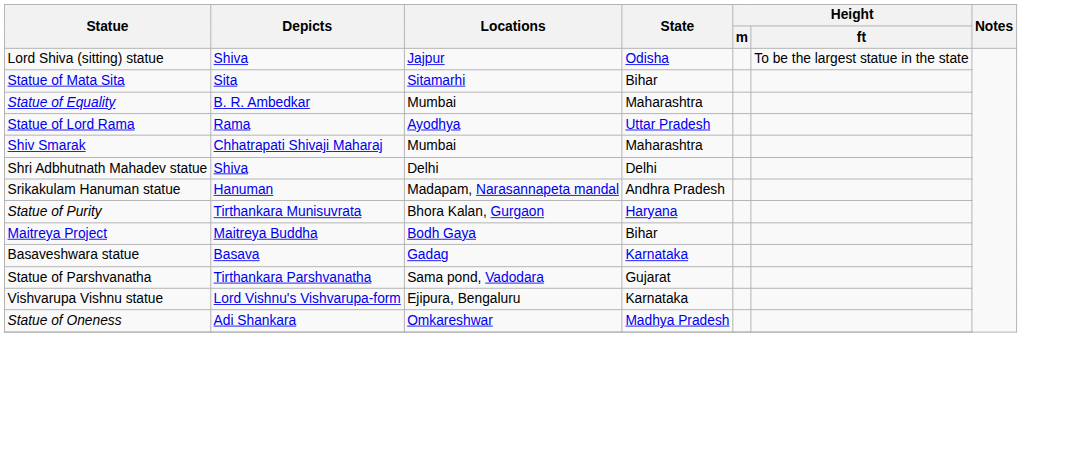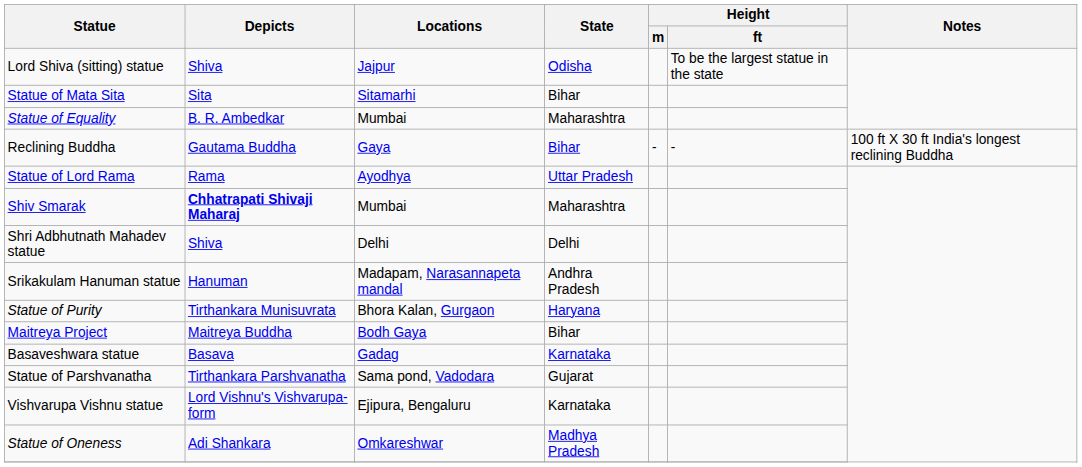+ row: (62, 147)
(298, 146) normal -> (250, 206) bold
